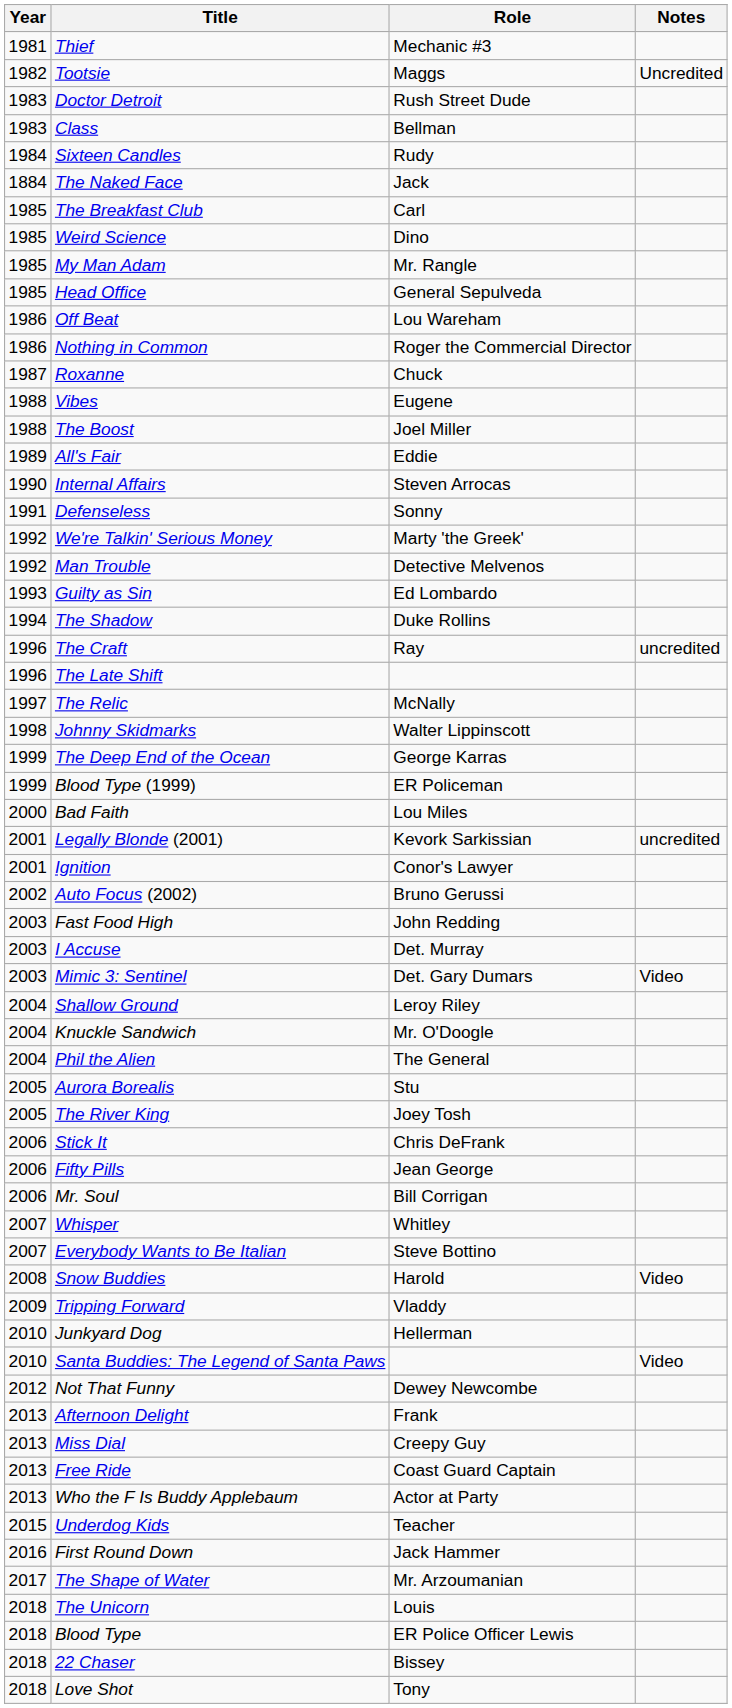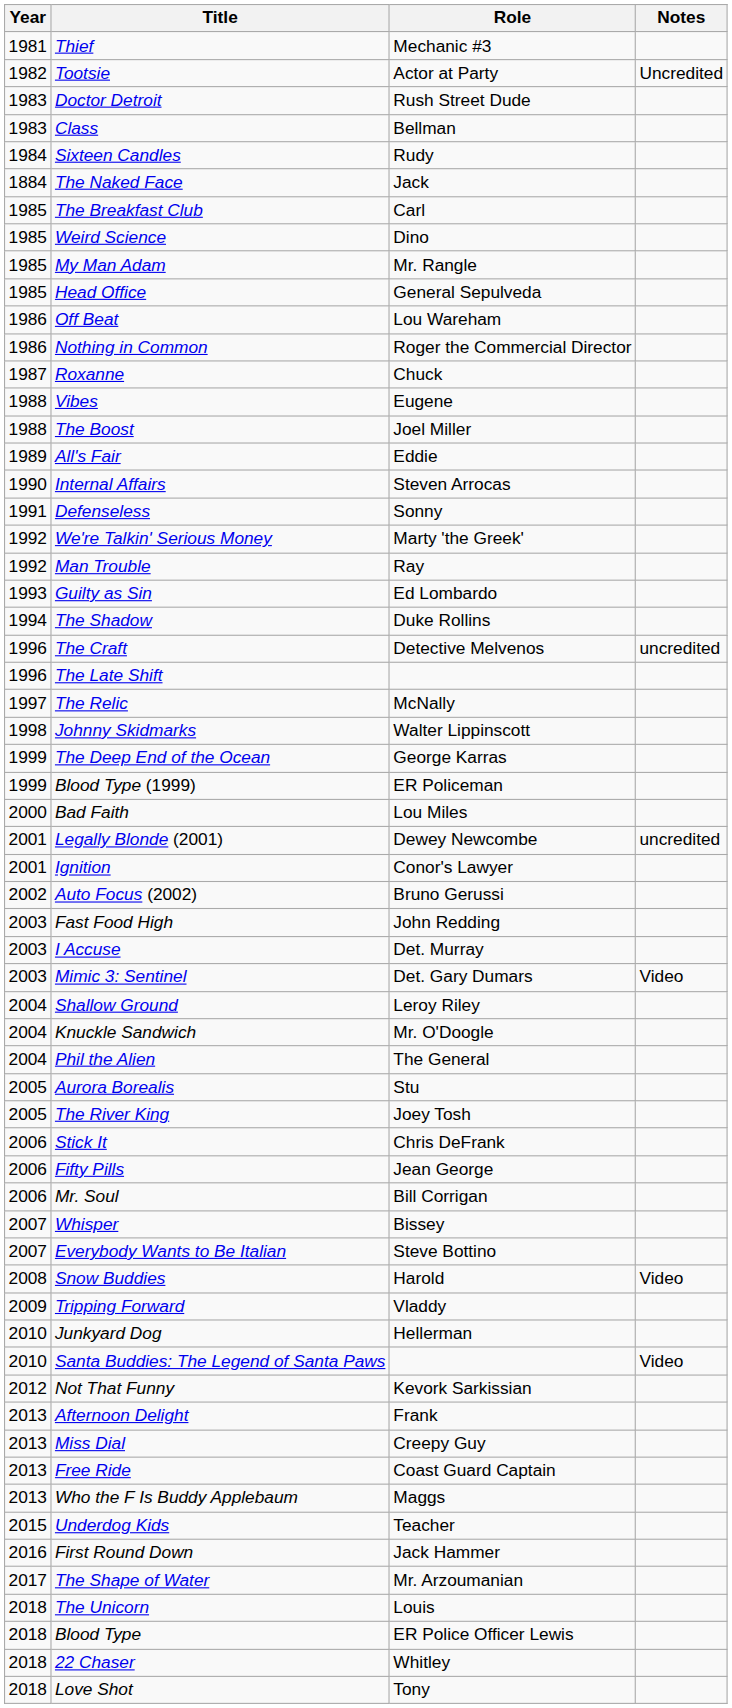(419, 73) Maggs -> (446, 73) Actor at Party
(469, 566) Detective Melvenos -> (409, 566) Ray
(409, 648) Ray -> (469, 648) Detective Melvenos
(463, 840) Kevork Sarkissian -> (465, 840) Dewey Newcombe
(422, 1224) Whitley -> (419, 1224) Bissey
(465, 1388) Dewey Newcombe -> (463, 1388) Kevork Sarkissian
(446, 1498) Actor at Party -> (419, 1498) Maggs
(419, 1662) Bissey -> (422, 1662) Whitley
